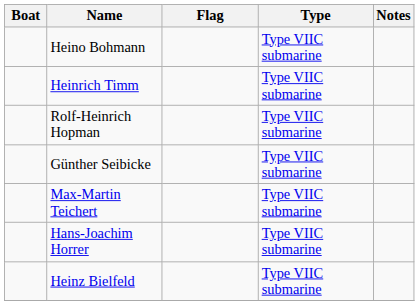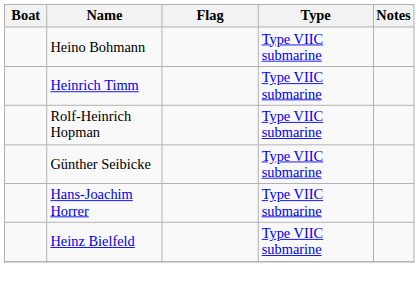- row: (86, 203)
